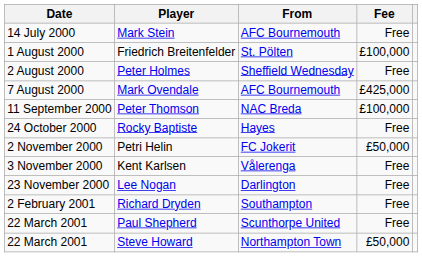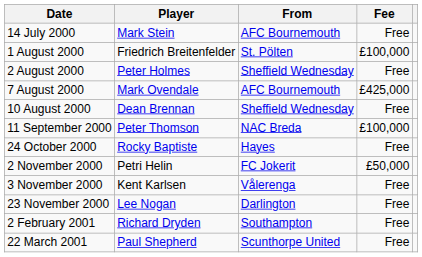+ row: (156, 109)
- row: (155, 242)
